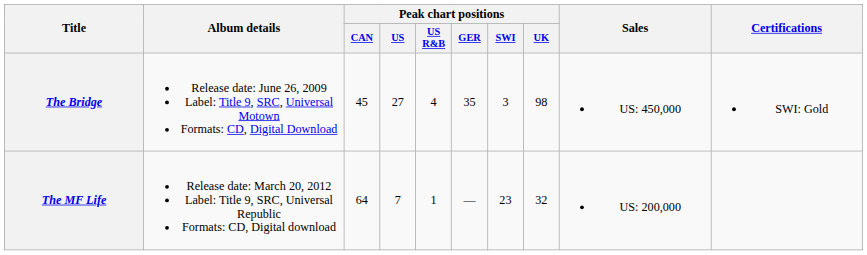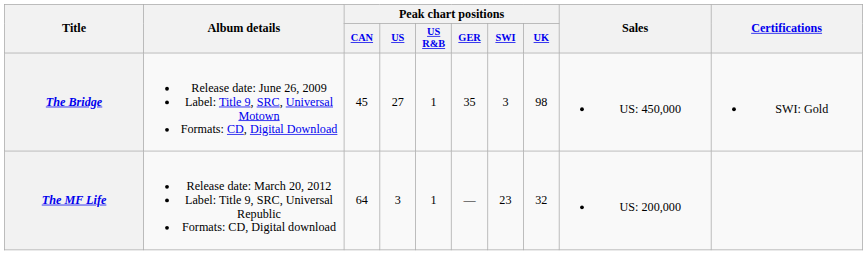(434, 102) 4 -> (434, 102) 1
(398, 200) 7 -> (398, 200) 3
